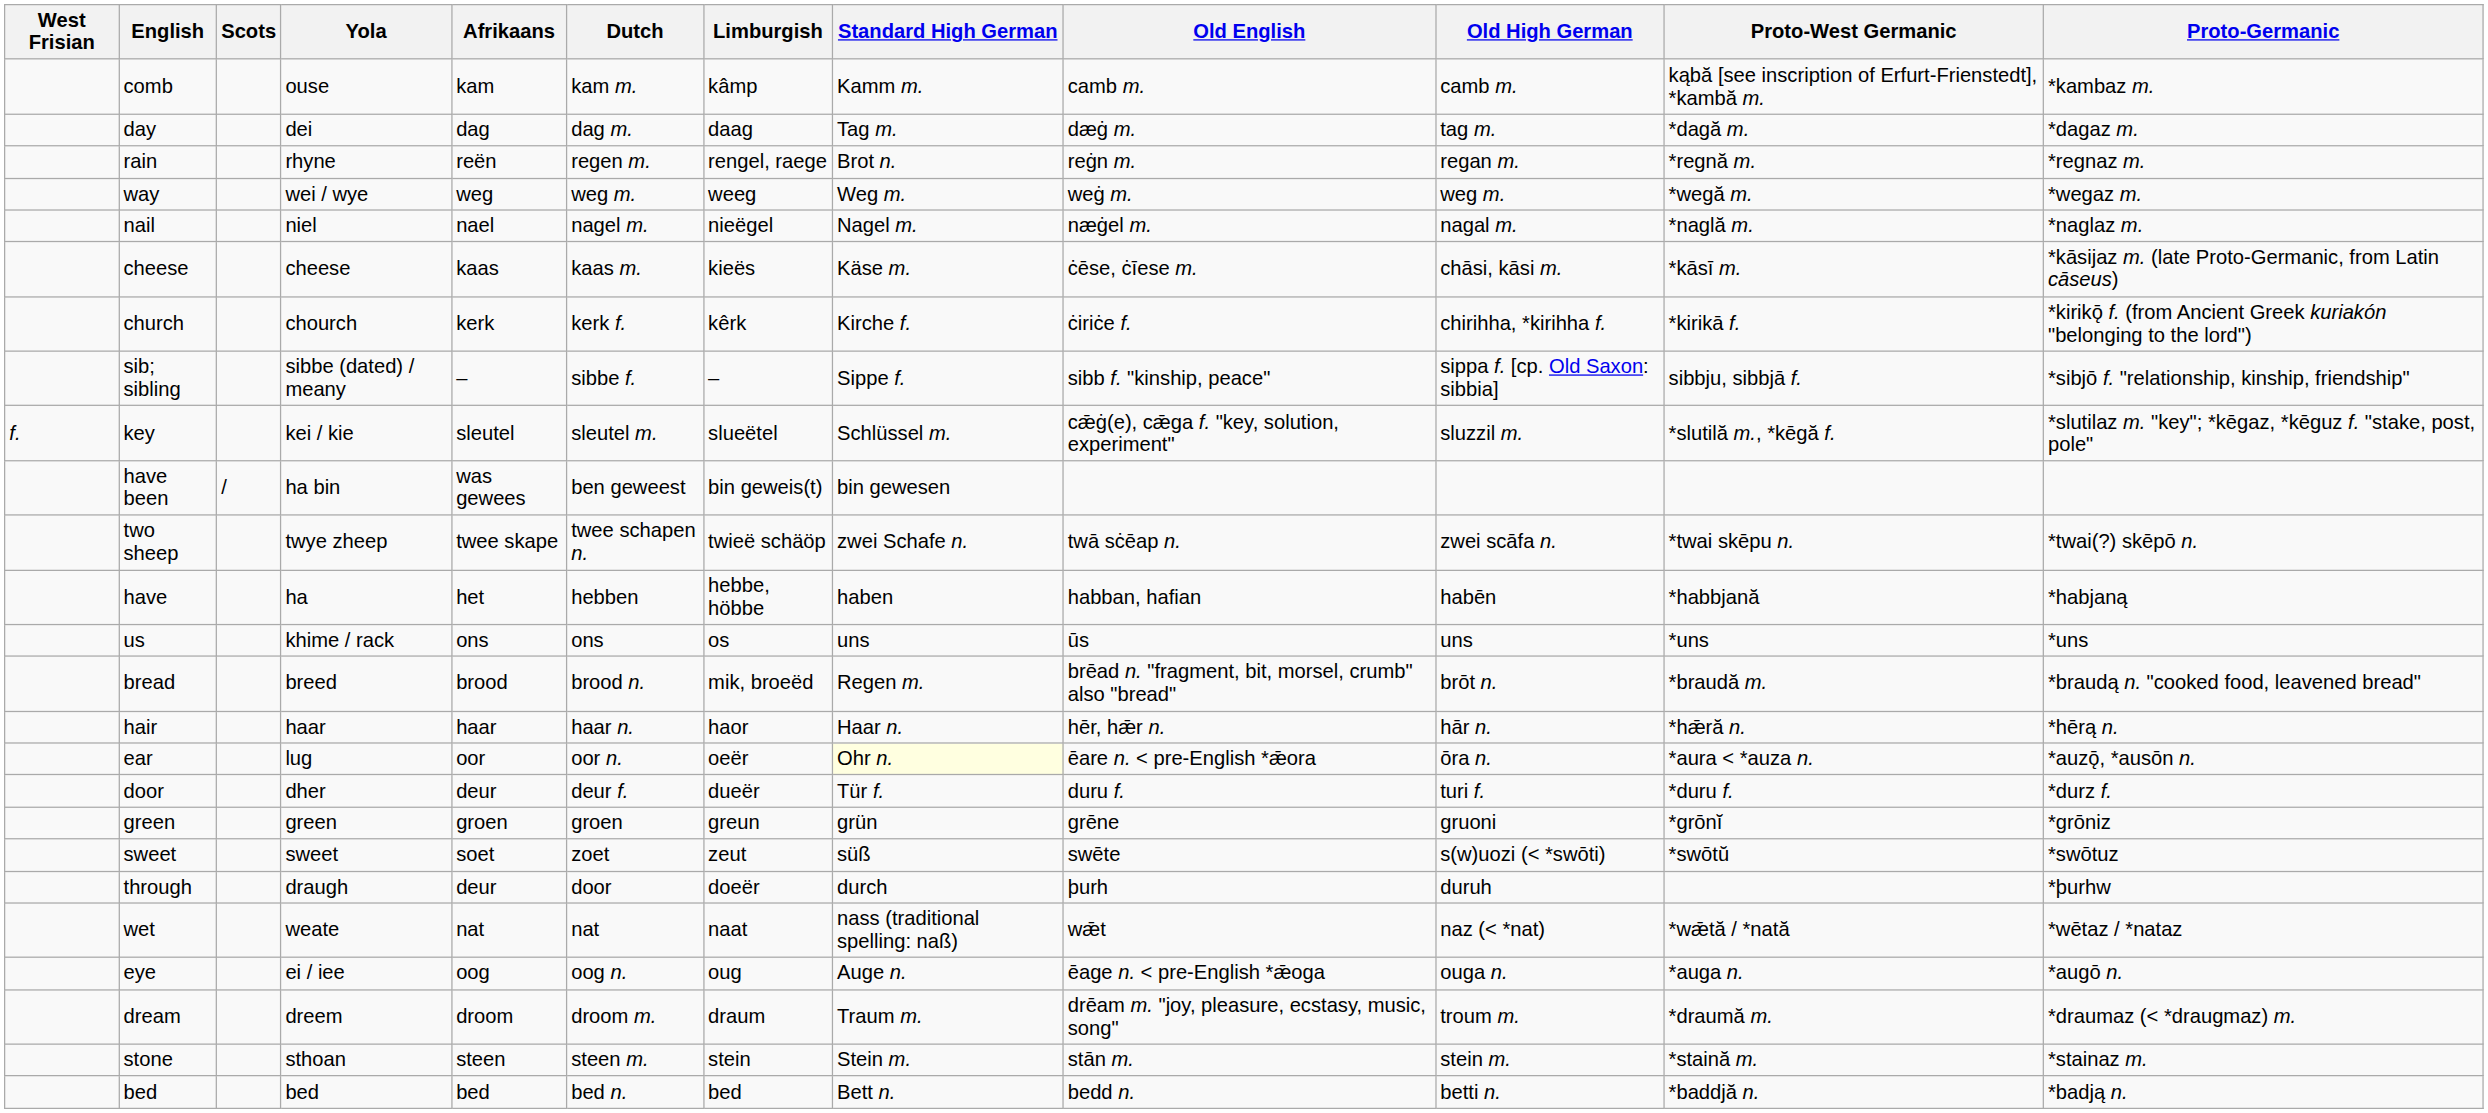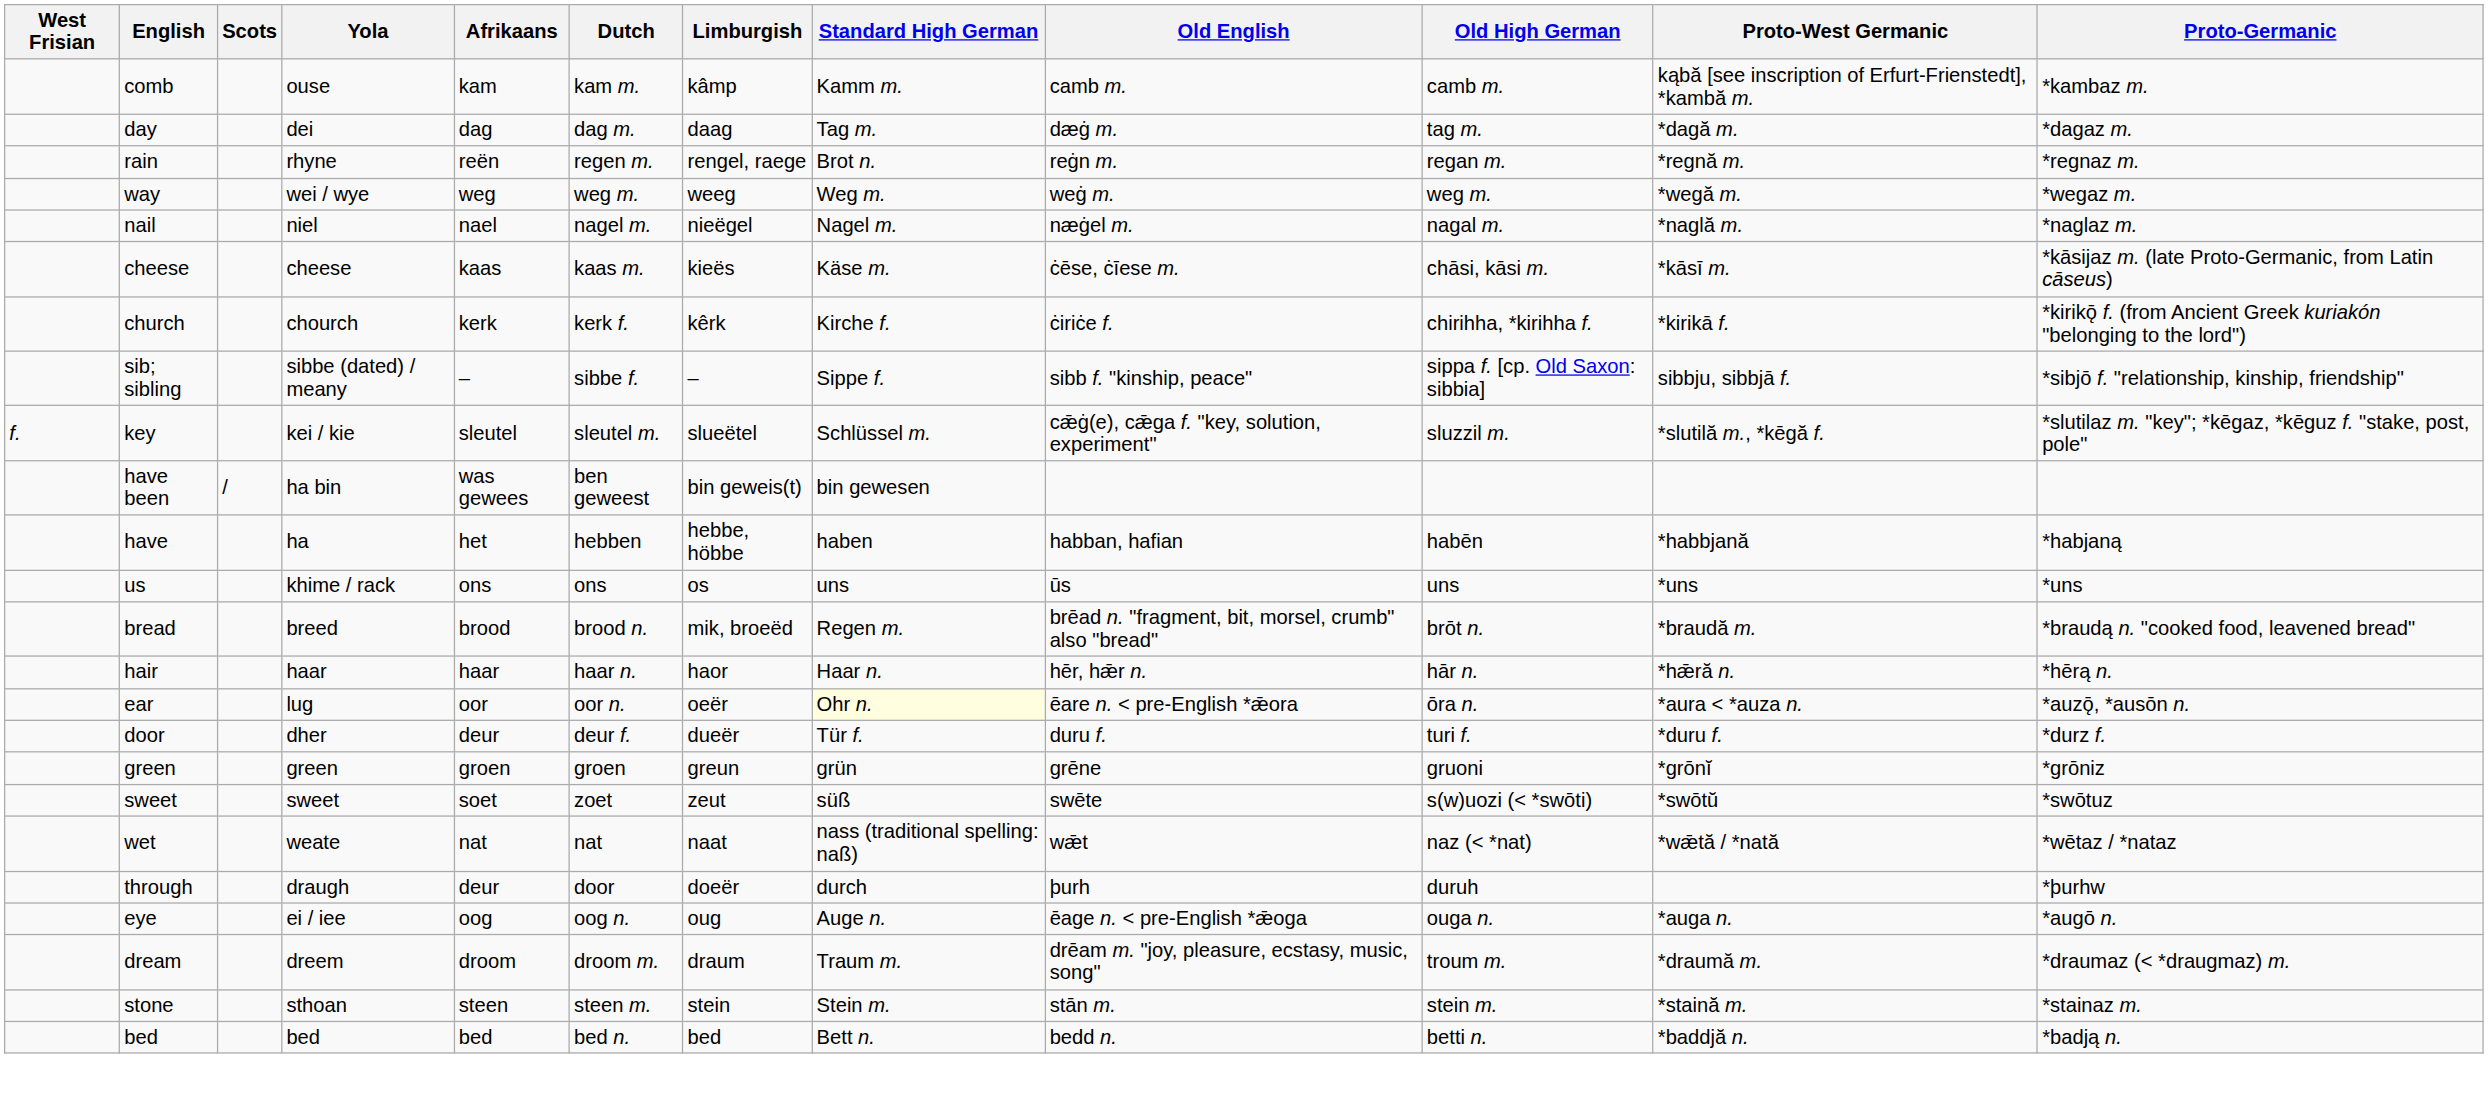- row: (151, 542)
rows swapped: (158, 886) <-> (139, 930)
